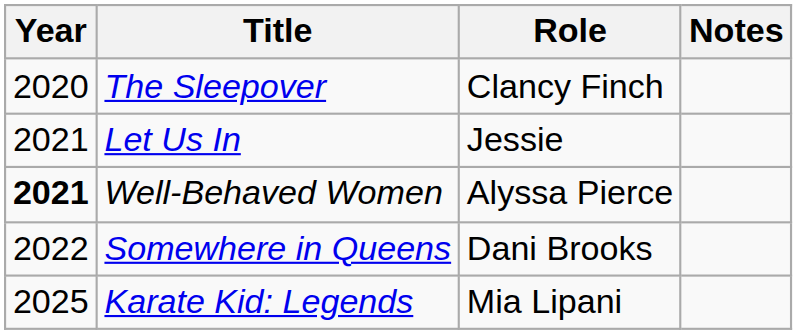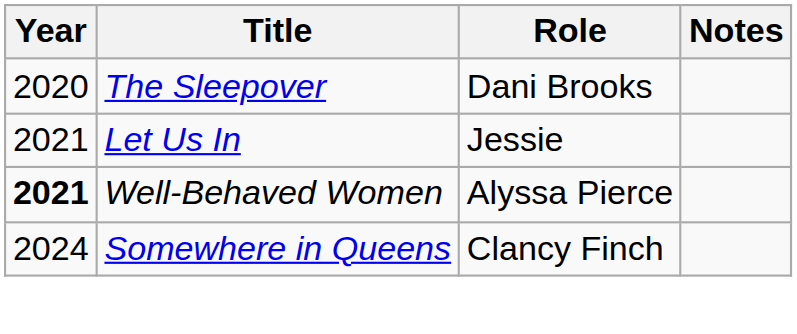(565, 85) Clancy Finch -> (560, 85) Dani Brooks
(51, 247) 2022 -> (51, 247) 2024
(560, 247) Dani Brooks -> (565, 247) Clancy Finch
- row: (259, 301)
